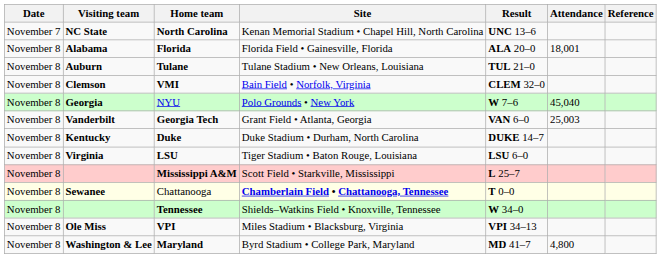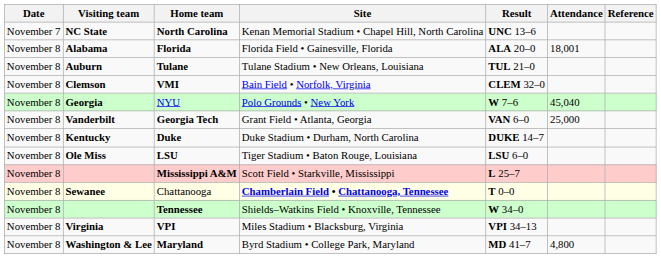(565, 120) 25,003 -> (565, 120) 25,000
(84, 155) Virginia -> (86, 155) Ole Miss
(86, 227) Ole Miss -> (84, 227) Virginia
